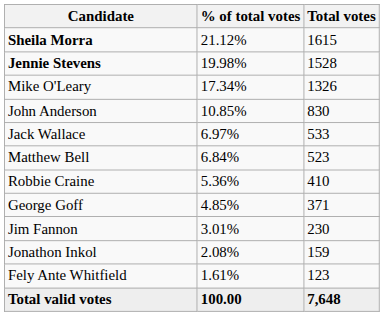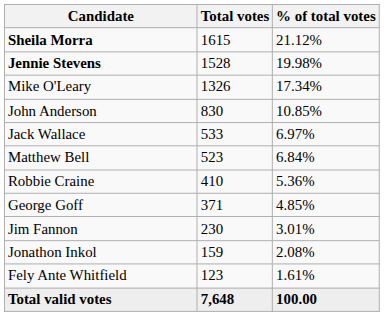columns swapped: (341, 16) <-> (251, 16)
